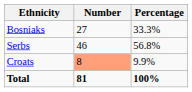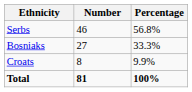rows swapped: (18, 45) <-> (26, 29)
(79, 62) lightsalmon background -> (79, 62) no background
